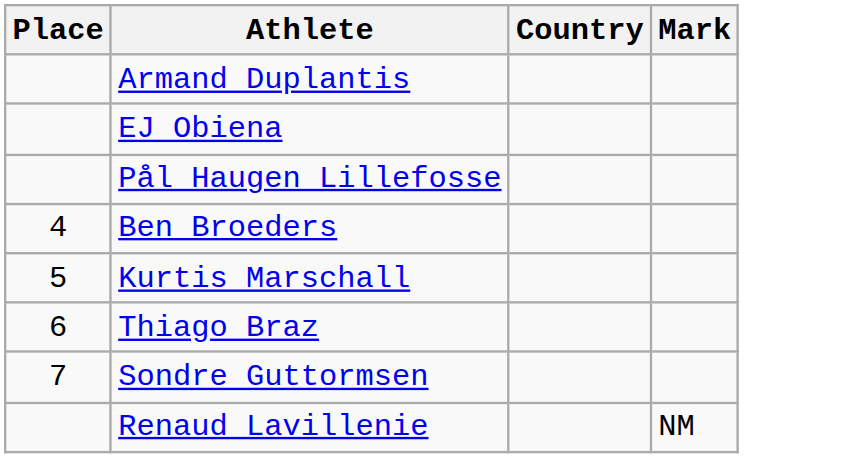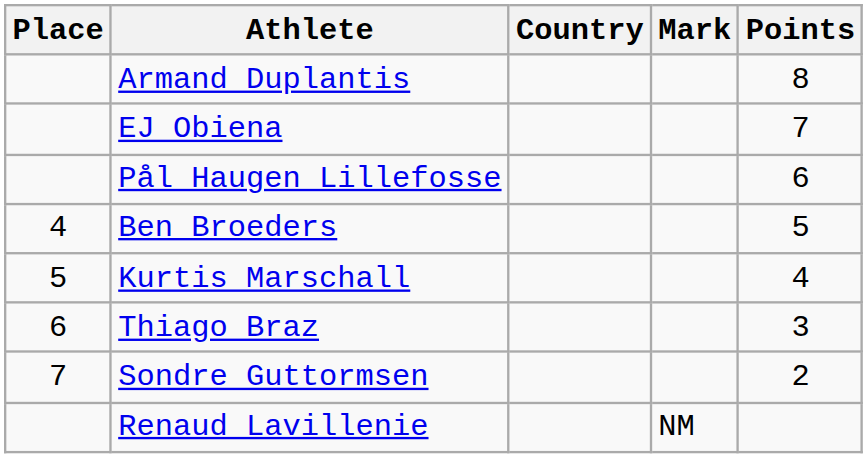+ column: (801, 30)
